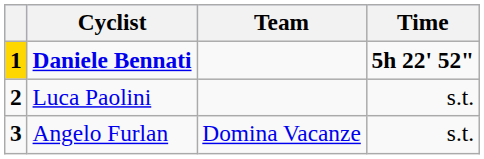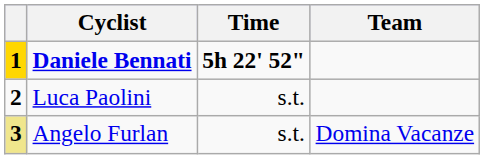columns swapped: (282, 23) <-> (423, 23)
(16, 134) no background -> (16, 134) khaki background
